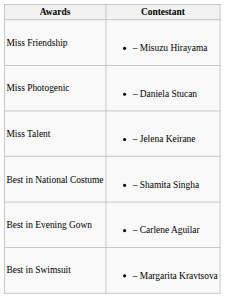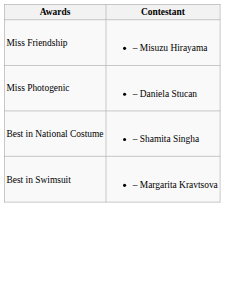- row: (28, 134)
- row: (49, 225)
